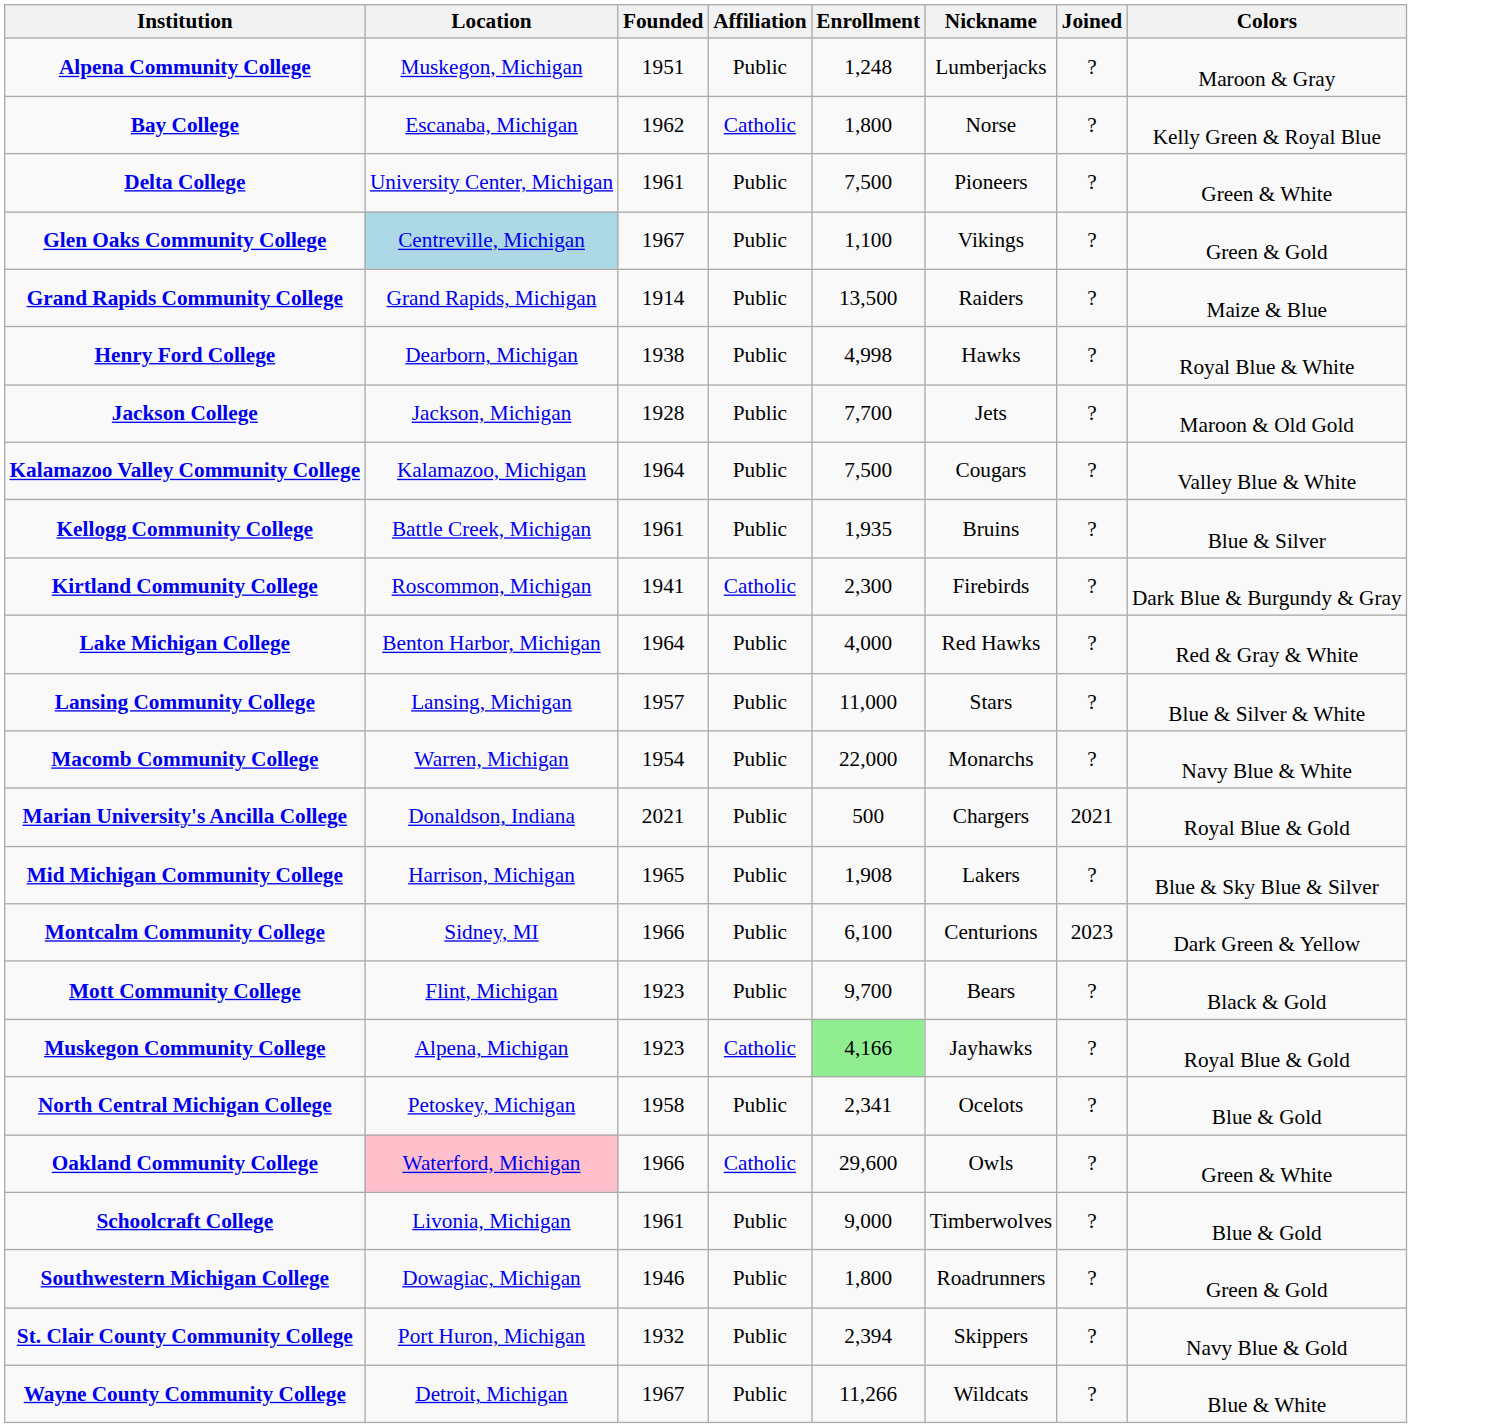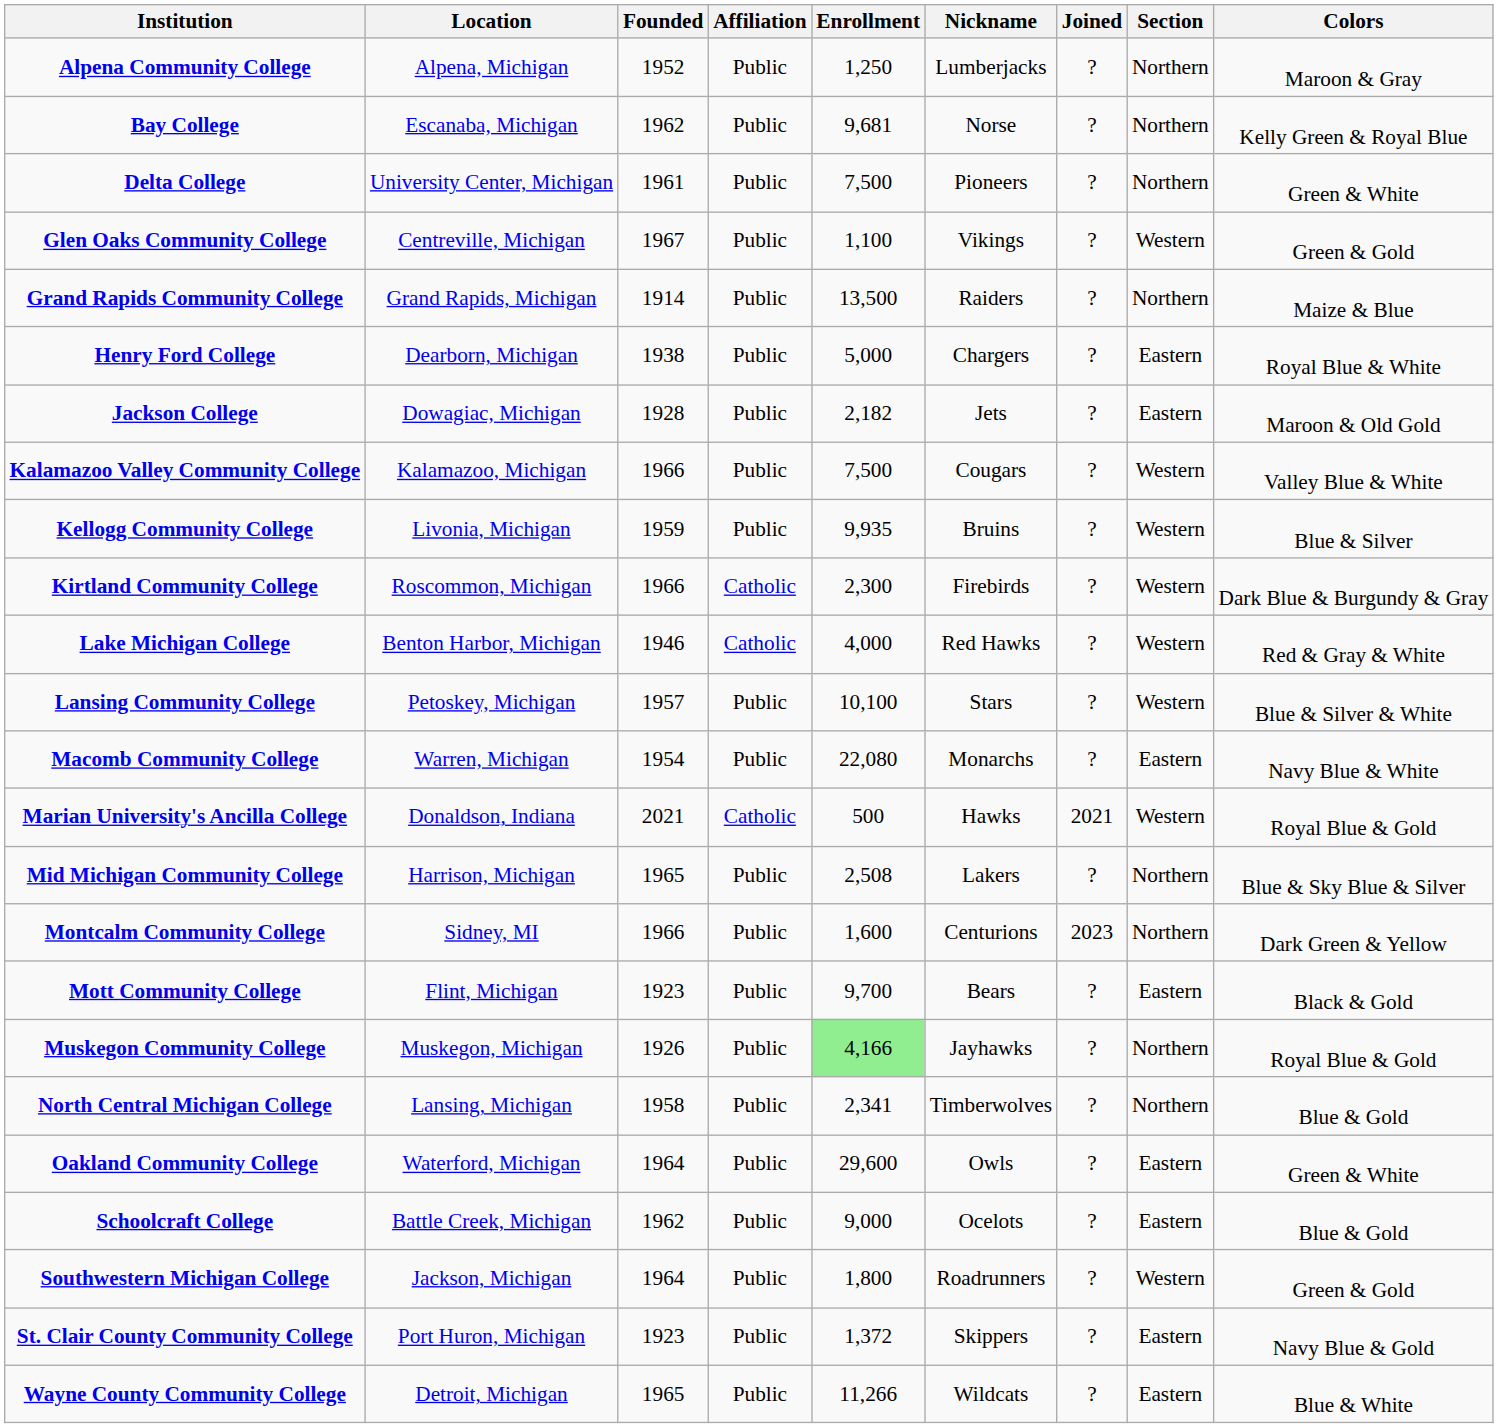+ column: (1170, 21)
(492, 67) Muskegon, Michigan -> (492, 67) Alpena, Michigan
(663, 67) 1951 -> (663, 67) 1952
(868, 67) 1,248 -> (868, 67) 1,250
(760, 124) Catholic -> (760, 124) Public
(868, 124) 1,800 -> (868, 124) 9,681
(492, 240) lightblue background -> (492, 240) no background
(868, 355) 4,998 -> (868, 355) 5,000
(991, 355) Hawks -> (991, 355) Chargers
(491, 413) Jackson, Michigan -> (492, 413) Dowagiac, Michigan
(868, 413) 7,700 -> (868, 413) 2,182
(663, 470) 1964 -> (663, 470) 1966
(491, 528) Battle Creek, Michigan -> (492, 528) Livonia, Michigan
(663, 528) 1961 -> (663, 528) 1959
(868, 528) 1,935 -> (868, 528) 9,935
(663, 586) 1941 -> (663, 586) 1966
(663, 643) 1964 -> (663, 643) 1946
(760, 643) Public -> (760, 643) Catholic
(492, 701) Lansing, Michigan -> (492, 701) Petoskey, Michigan
(868, 701) 11,000 -> (868, 701) 10,100
(868, 759) 22,000 -> (868, 759) 22,080
(760, 817) Public -> (760, 817) Catholic
(991, 817) Chargers -> (991, 817) Hawks
(868, 874) 1,908 -> (868, 874) 2,508
(868, 932) 6,100 -> (868, 932) 1,600
(492, 1047) Alpena, Michigan -> (492, 1047) Muskegon, Michigan
(663, 1047) 1923 -> (663, 1047) 1926
(760, 1047) Catholic -> (760, 1047) Public
(492, 1105) Petoskey, Michigan -> (492, 1105) Lansing, Michigan
(991, 1105) Ocelots -> (991, 1105) Timberwolves
(492, 1163) pink background -> (492, 1163) no background
(663, 1163) 1966 -> (663, 1163) 1964
(760, 1163) Catholic -> (760, 1163) Public
(492, 1220) Livonia, Michigan -> (491, 1220) Battle Creek, Michigan
(663, 1220) 1961 -> (663, 1220) 1962
(991, 1220) Timberwolves -> (991, 1220) Ocelots
(492, 1278) Dowagiac, Michigan -> (491, 1278) Jackson, Michigan
(663, 1278) 1946 -> (663, 1278) 1964
(663, 1336) 1932 -> (663, 1336) 1923
(868, 1336) 2,394 -> (868, 1336) 1,372
(663, 1393) 1967 -> (663, 1393) 1965
